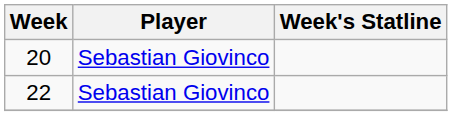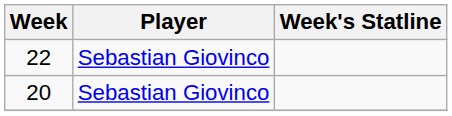rows swapped: (39, 57) <-> (39, 92)
